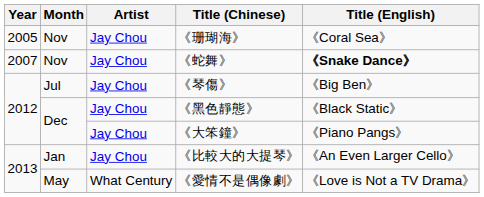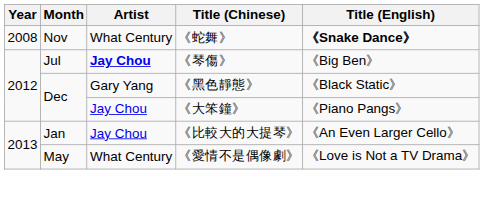- row: (212, 37)
(22, 61) 2007 -> (22, 37) 2008
(119, 61) Jay Chou -> (131, 37) What Century
(119, 85) normal -> (120, 61) bold
(119, 109) Jay Chou -> (122, 85) Gary Yang
